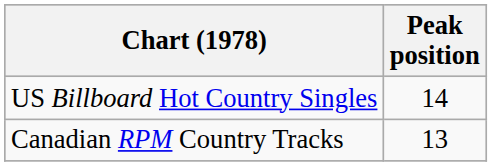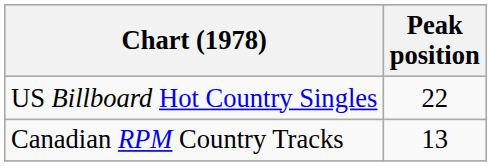(435, 97) 14 -> (435, 97) 22
